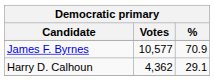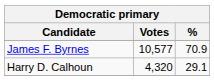(159, 67) 4,362 -> (159, 67) 4,320
